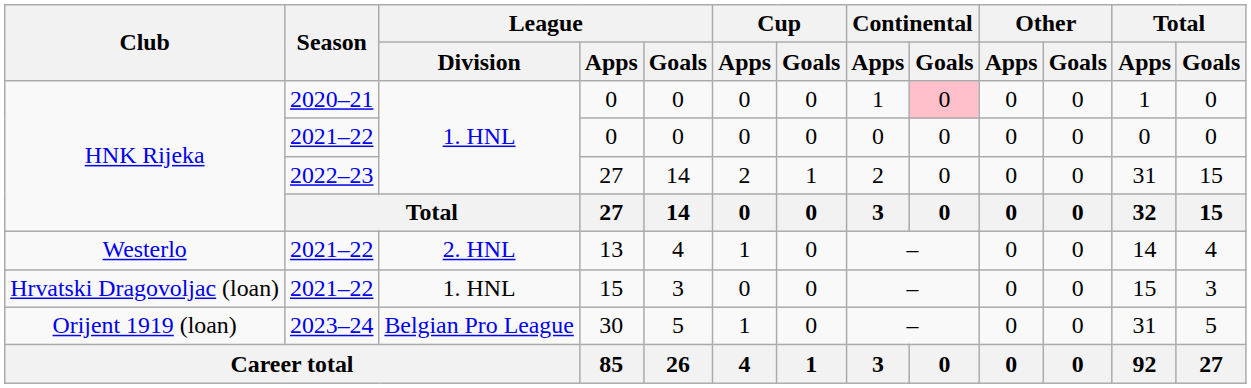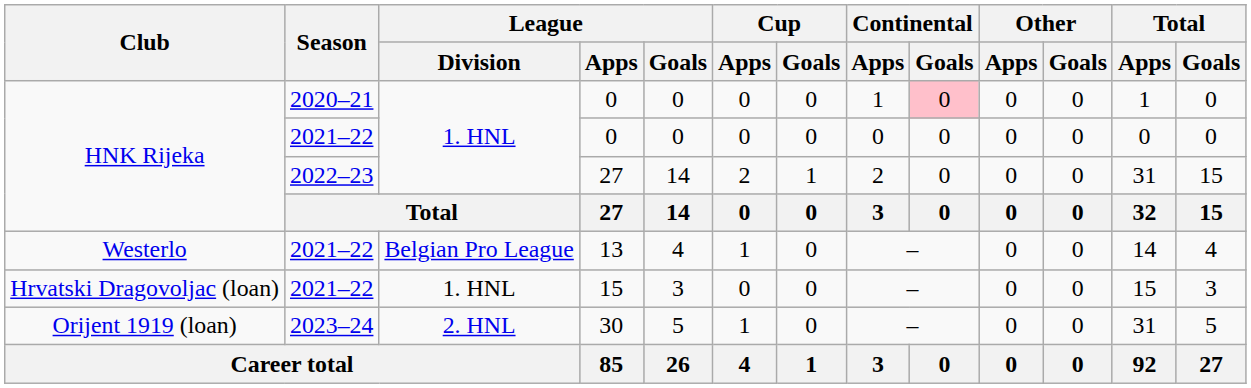(479, 250) 2. HNL -> (479, 250) Belgian Pro League
(479, 325) Belgian Pro League -> (479, 325) 2. HNL
